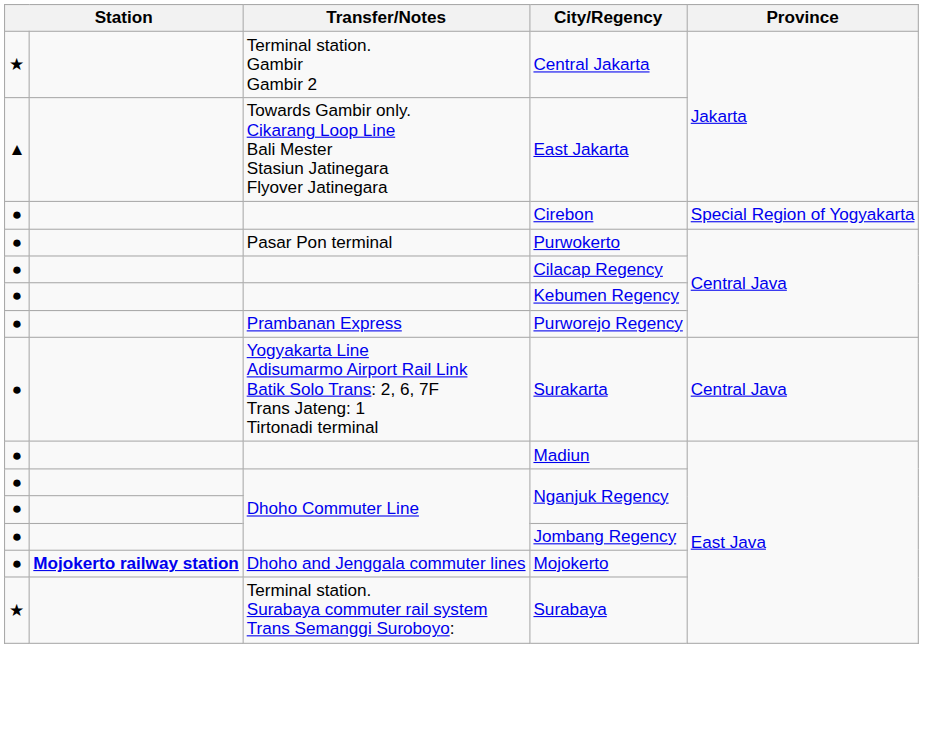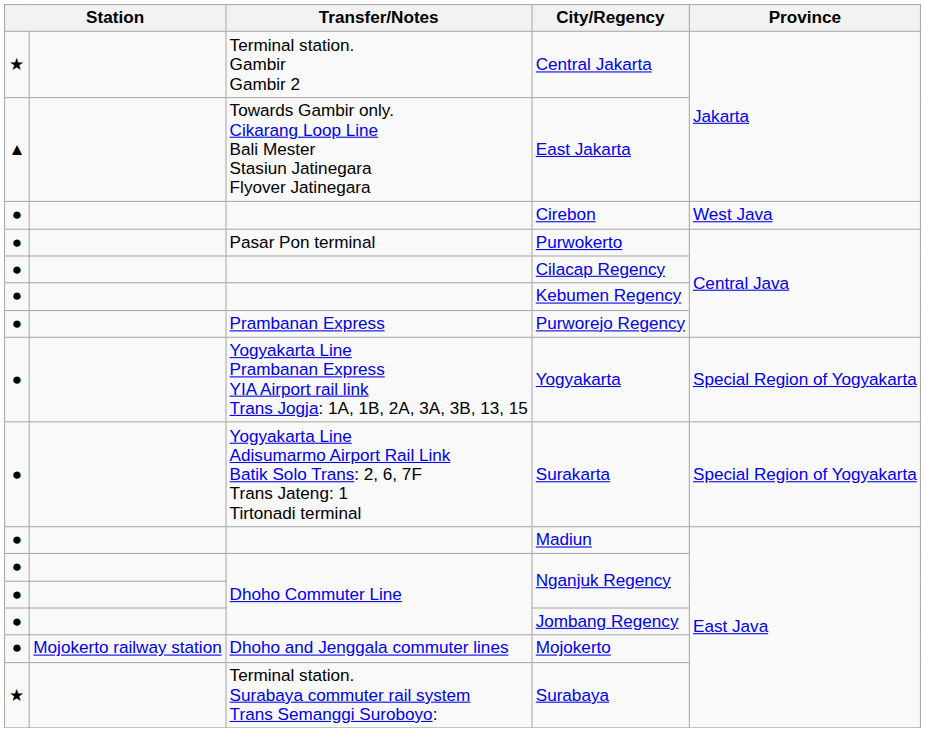(803, 215) Special Region of Yogyakarta -> (733, 215) West Java
+ row: (379, 379)
(739, 389) Central Java -> (805, 474) Special Region of Yogyakarta
(136, 563) bold -> (128, 648) normal
